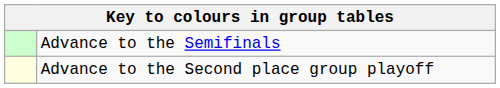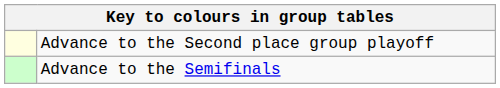rows swapped: (161, 44) <-> (237, 70)
